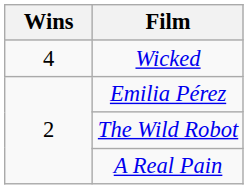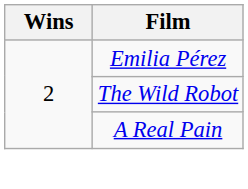- row: (168, 58)
